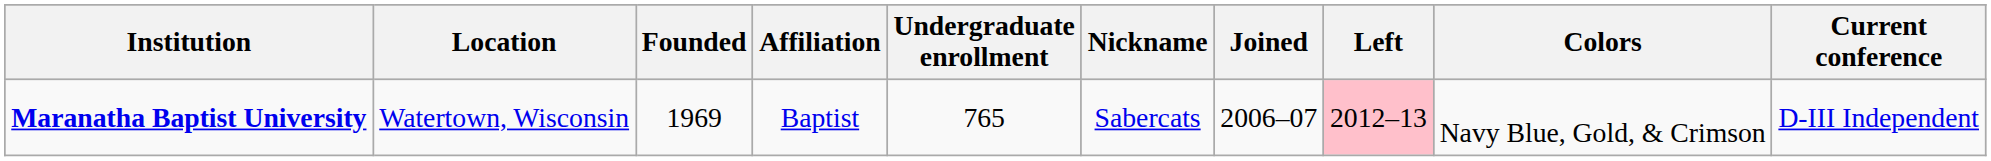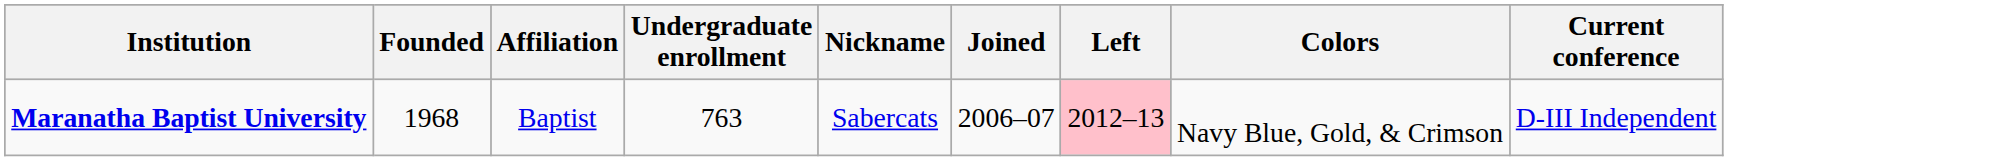- column: (504, 42)
(694, 117) 1969 -> (432, 117) 1968
(984, 117) 765 -> (722, 117) 763
